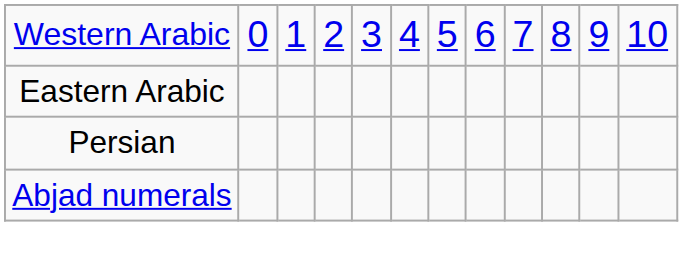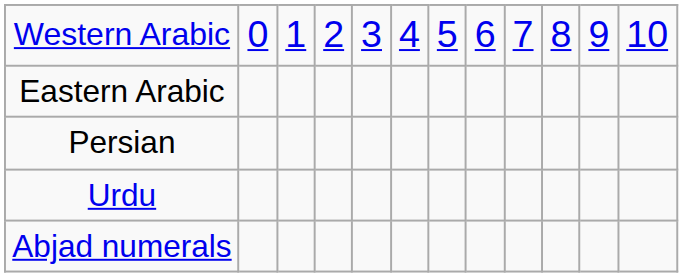+ row: (122, 194)
